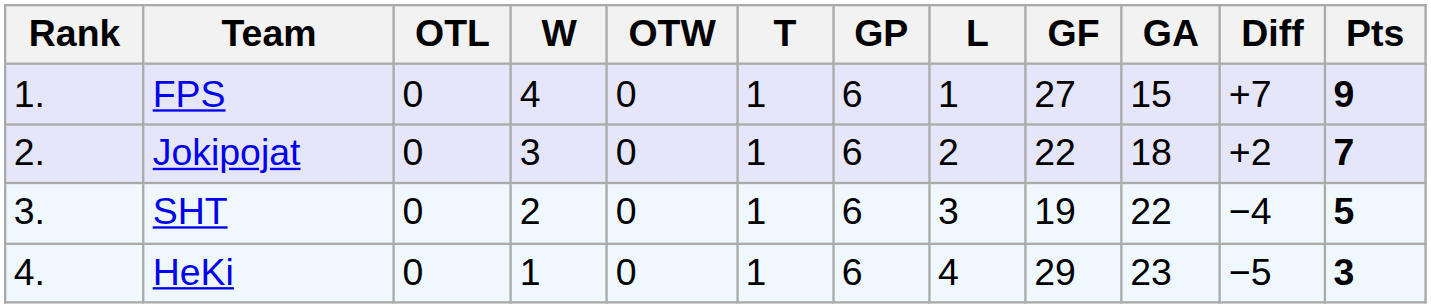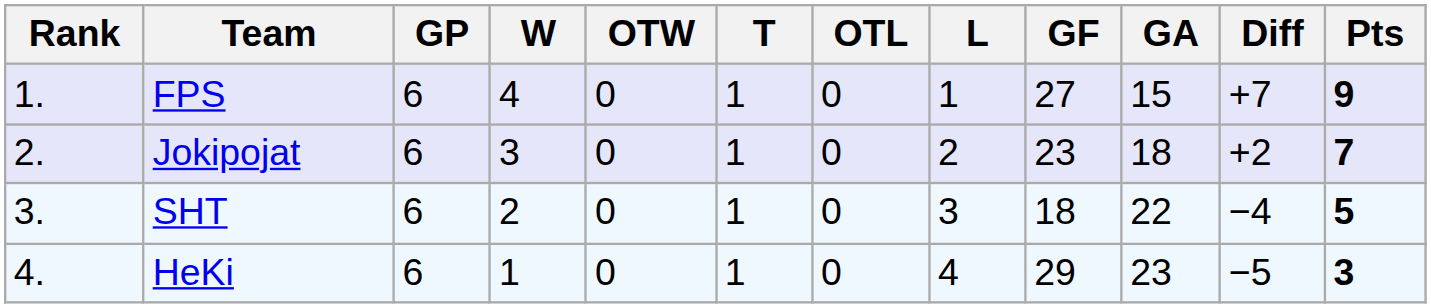columns swapped: (881, 34) <-> (453, 34)
(1055, 152) 22 -> (1055, 152) 23
(1055, 212) 19 -> (1055, 212) 18
